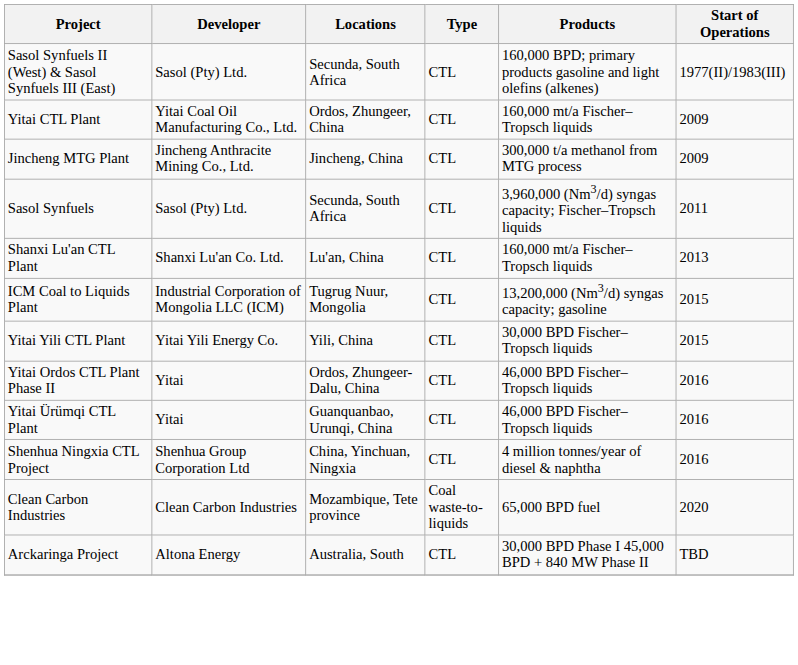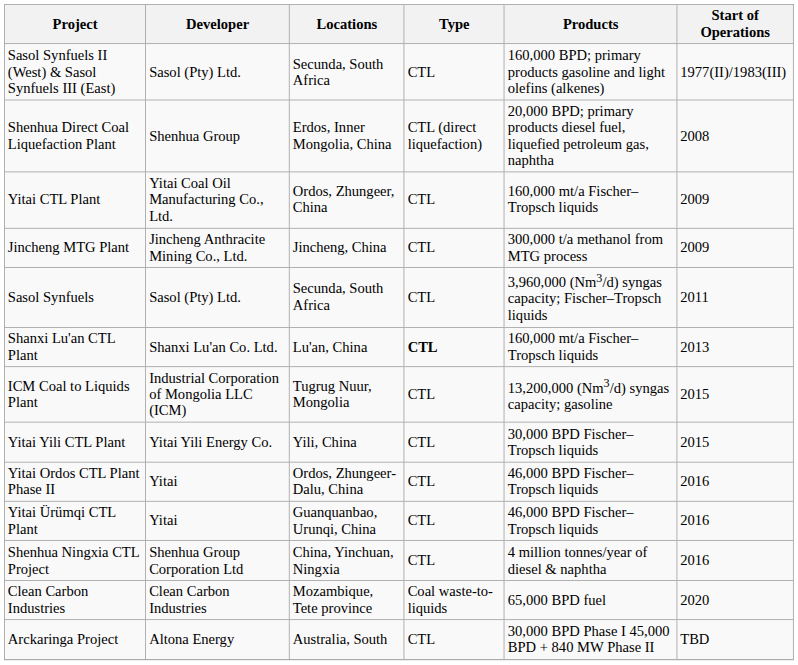+ row: (68, 135)
(442, 258) normal -> (423, 346) bold
